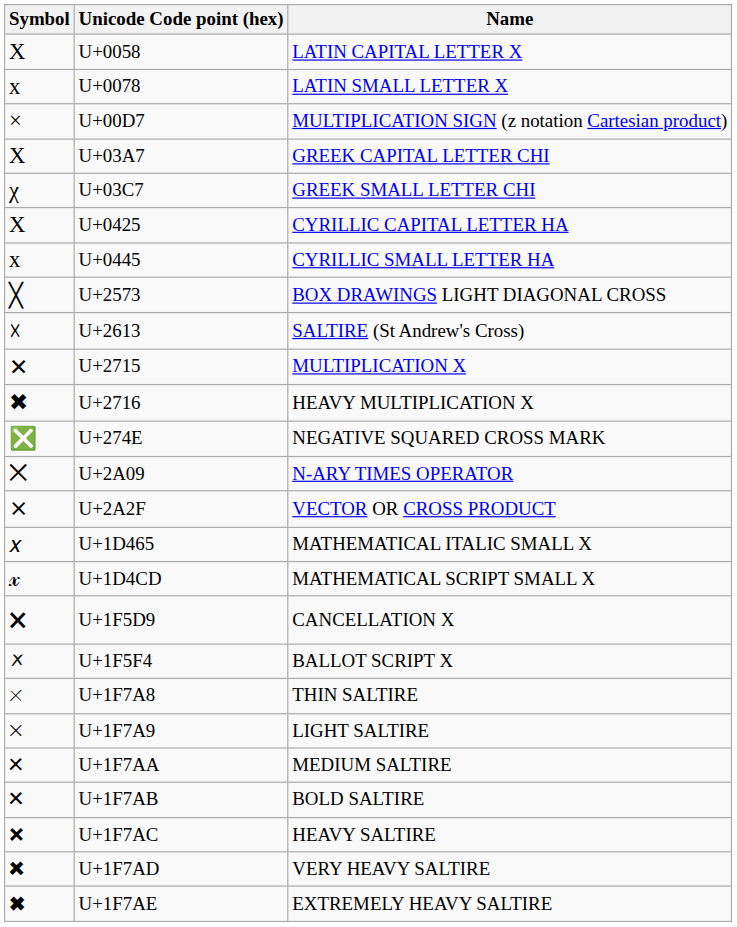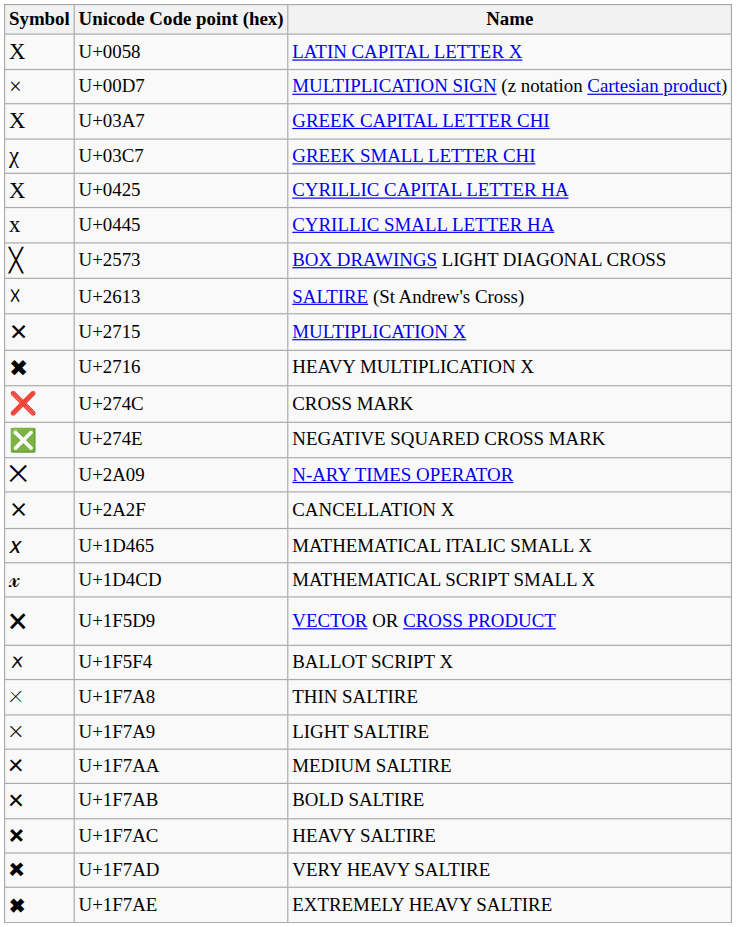- row: (110, 86)
+ row: (111, 403)
(424, 508) VECTOR OR CROSS PRODUCT -> (373, 510) CANCELLATION X
(373, 619) CANCELLATION X -> (424, 621) VECTOR OR CROSS PRODUCT
